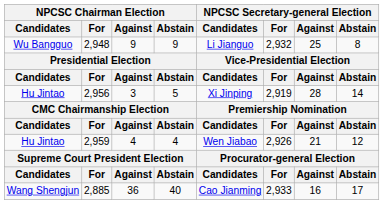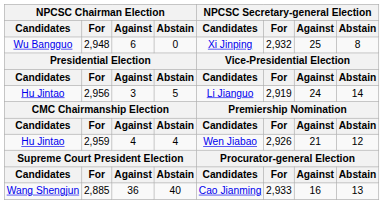(133, 45) 9 -> (133, 45) 6
(175, 45) 9 -> (175, 45) 0
(230, 45) Li Jianguo -> (230, 45) Xi Jinping
(230, 93) Xi Jinping -> (230, 93) Li Jianguo
(315, 93) 28 -> (315, 93) 24
(358, 191) 17 -> (358, 191) 13
